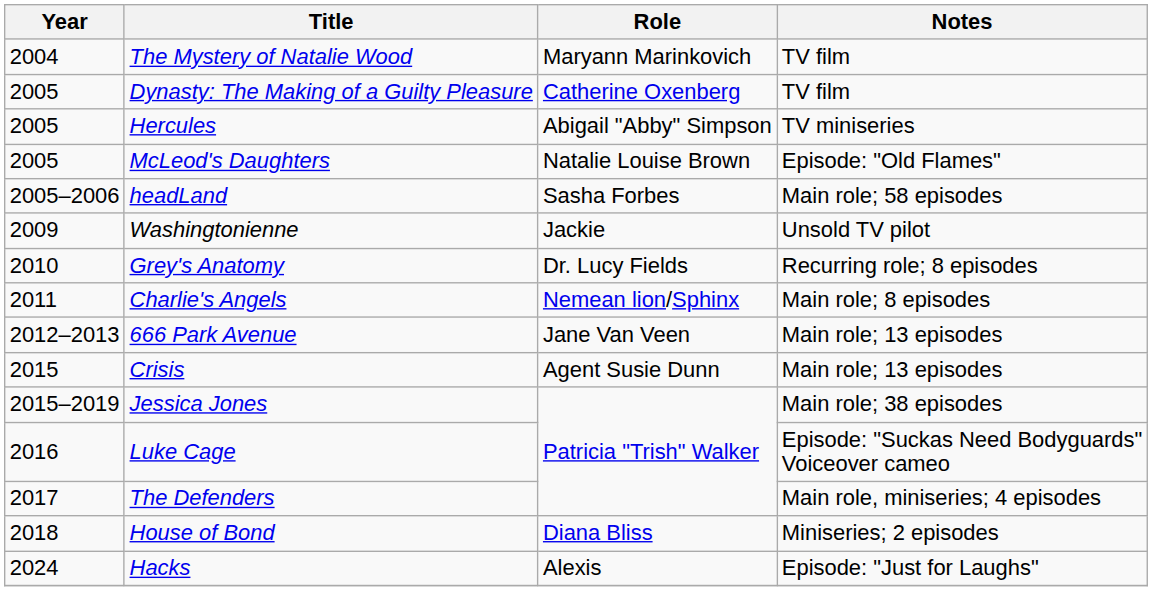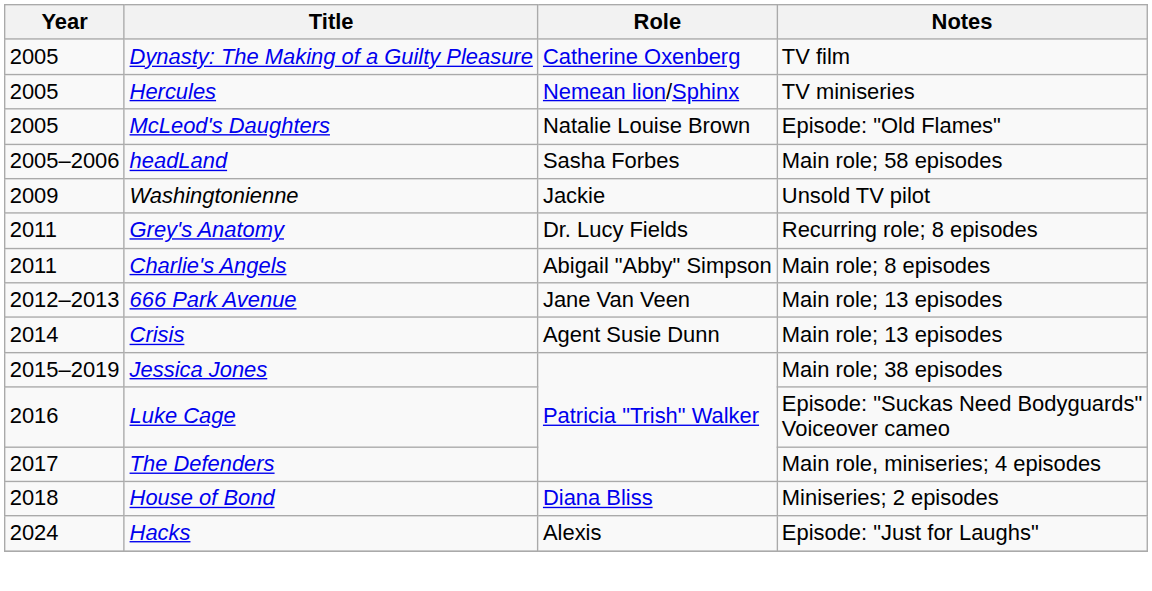- row: (271, 56)
(657, 126) Abigail "Abby" Simpson -> (641, 91) Nemean lion/Sphinx
(34, 265) 2010 -> (33, 230) 2011
(641, 299) Nemean lion/Sphinx -> (657, 265) Abigail "Abby" Simpson
(34, 369) 2015 -> (34, 334) 2014
